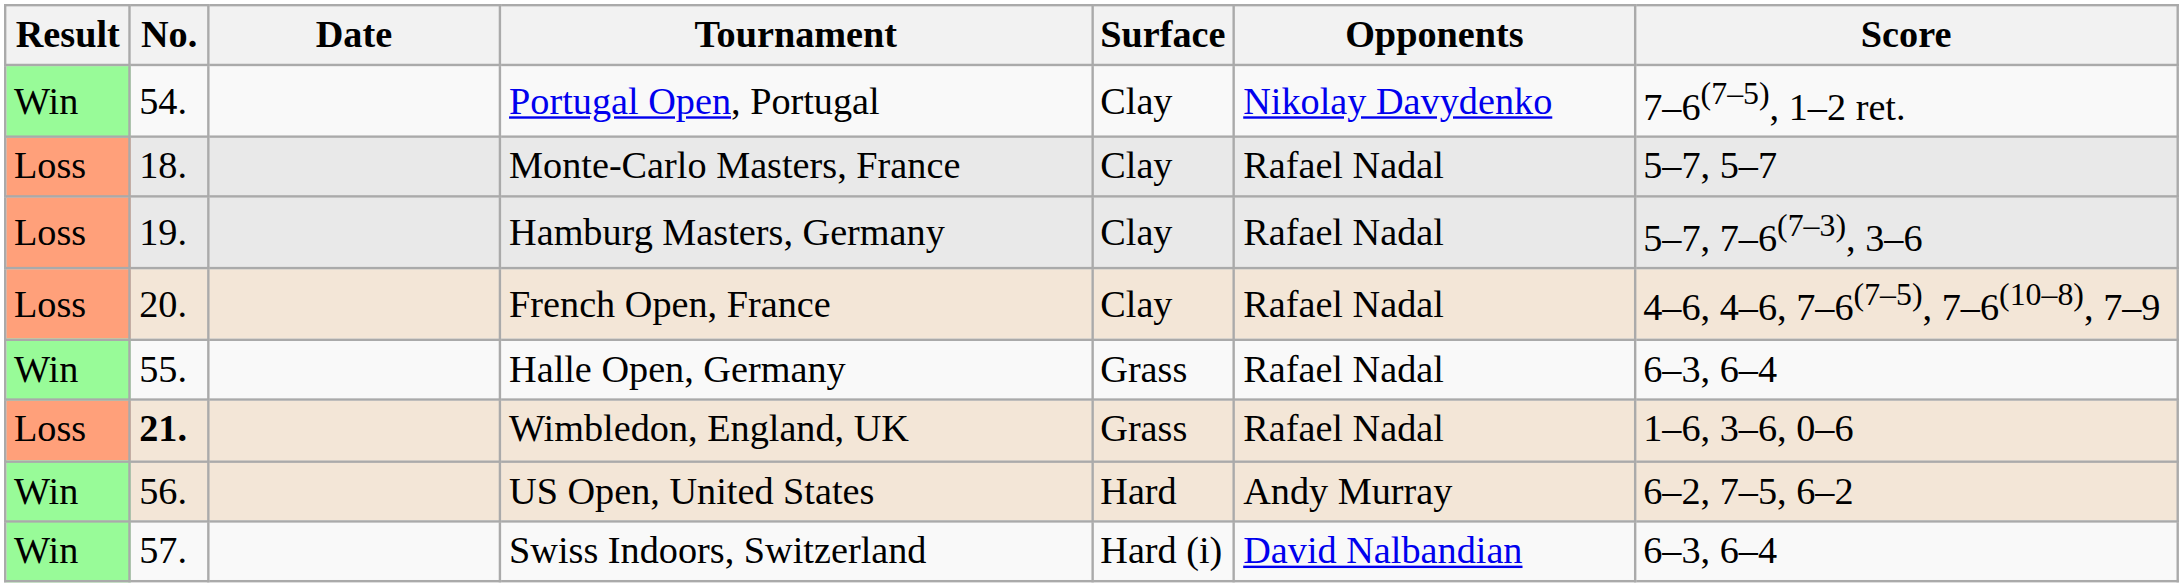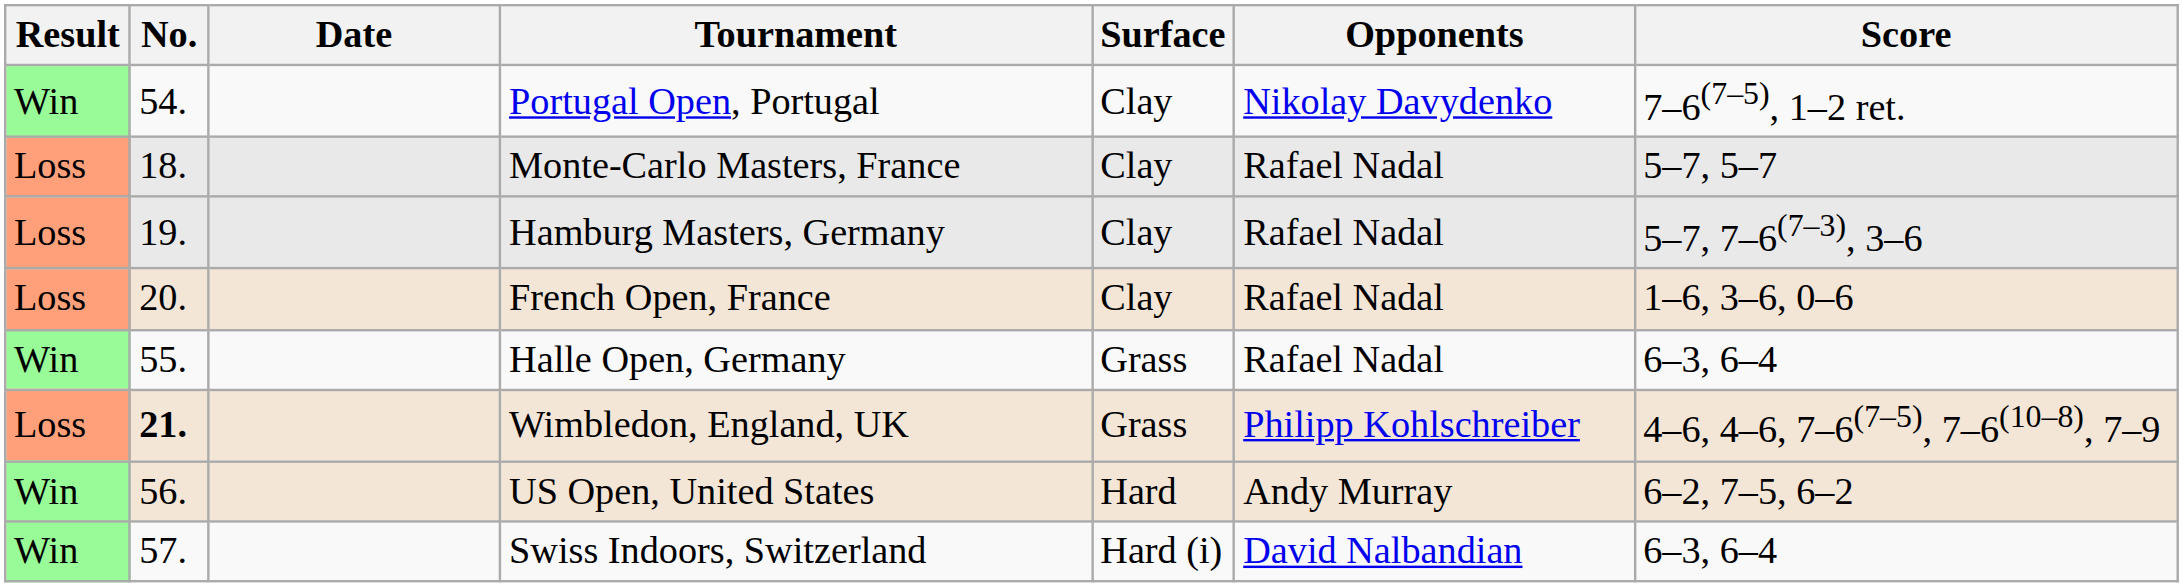(1902, 303) 4–6, 4–6, 7–6(7–5), 7–6(10–8), 7–9 -> (1748, 298) 1–6, 3–6, 0–6
(1344, 429) Rafael Nadal -> (1412, 424) Philipp Kohlschreiber
(1748, 429) 1–6, 3–6, 0–6 -> (1902, 424) 4–6, 4–6, 7–6(7–5), 7–6(10–8), 7–9
